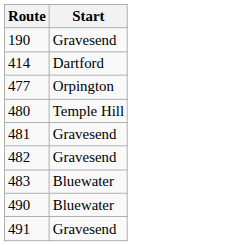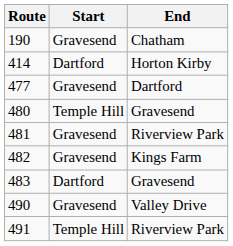+ column: (177, 16)
(83, 87) Orpington -> (85, 87) Gravesend
(83, 181) Bluewater -> (78, 181) Dartford
(83, 205) Bluewater -> (85, 205) Gravesend
(85, 228) Gravesend -> (88, 228) Temple Hill
